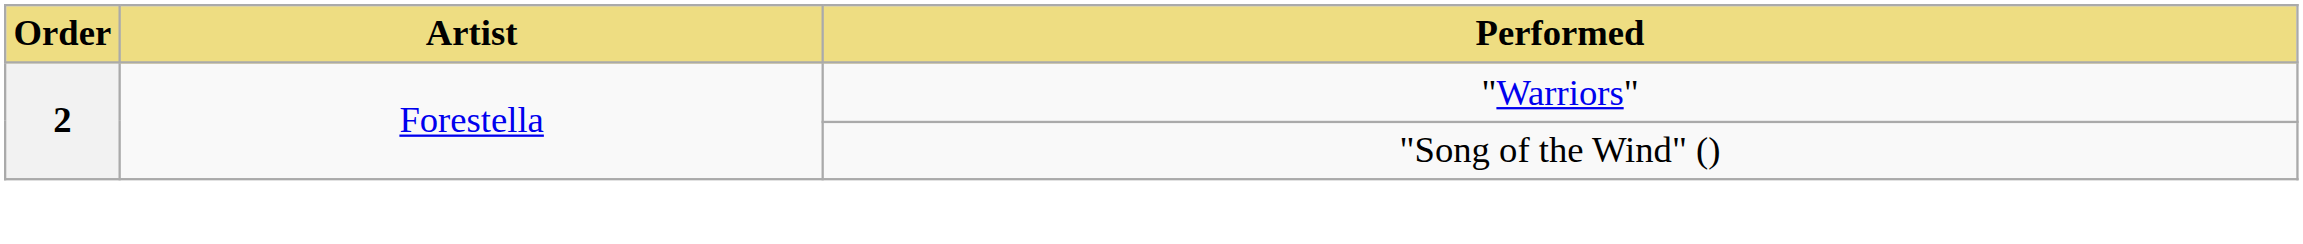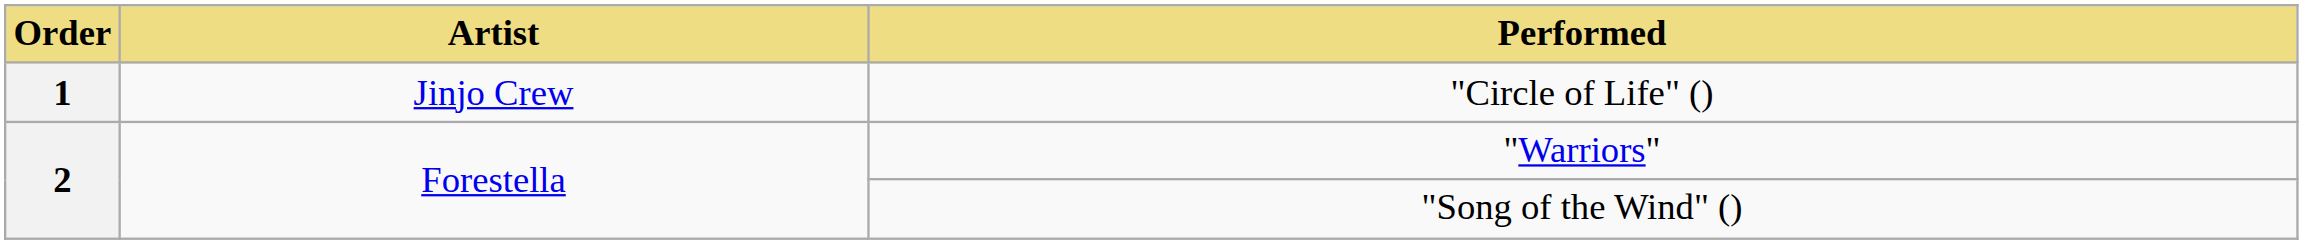+ row: (1582, 91)
